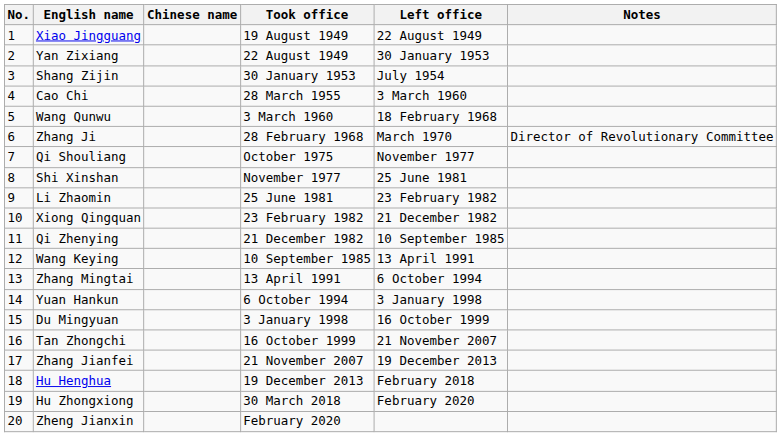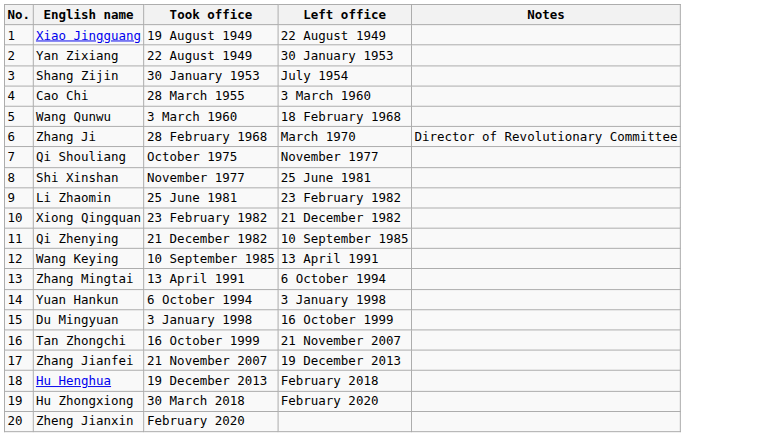- column: (192, 15)
